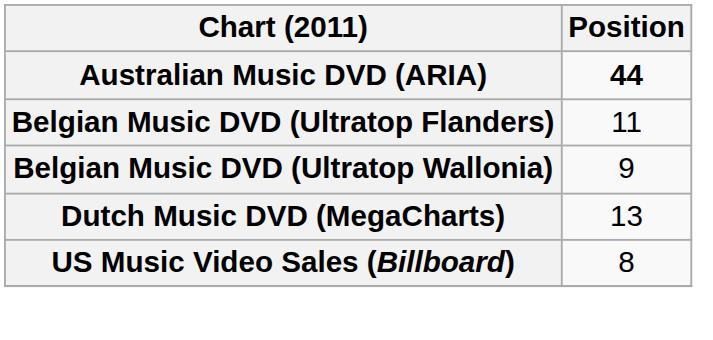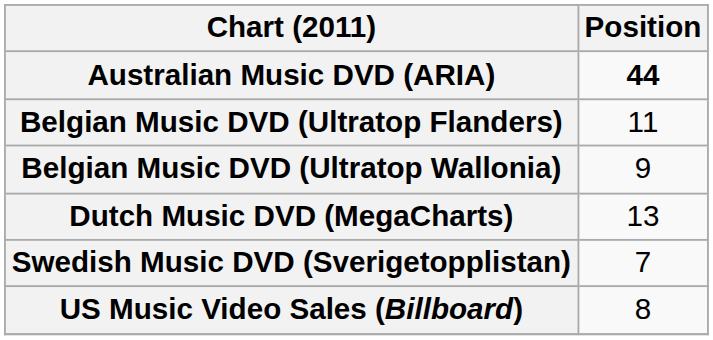+ row: (291, 262)
